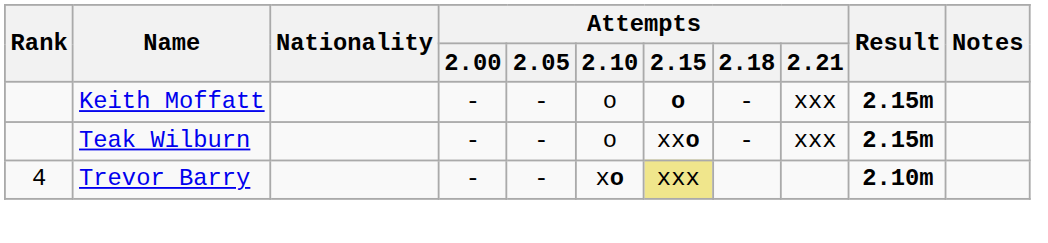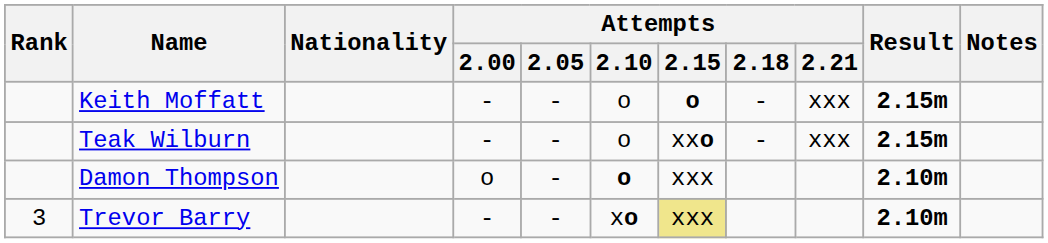+ row: (179, 179)
(39, 179) 4 -> (39, 218) 3
